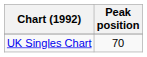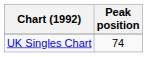(118, 43) 70 -> (118, 43) 74
